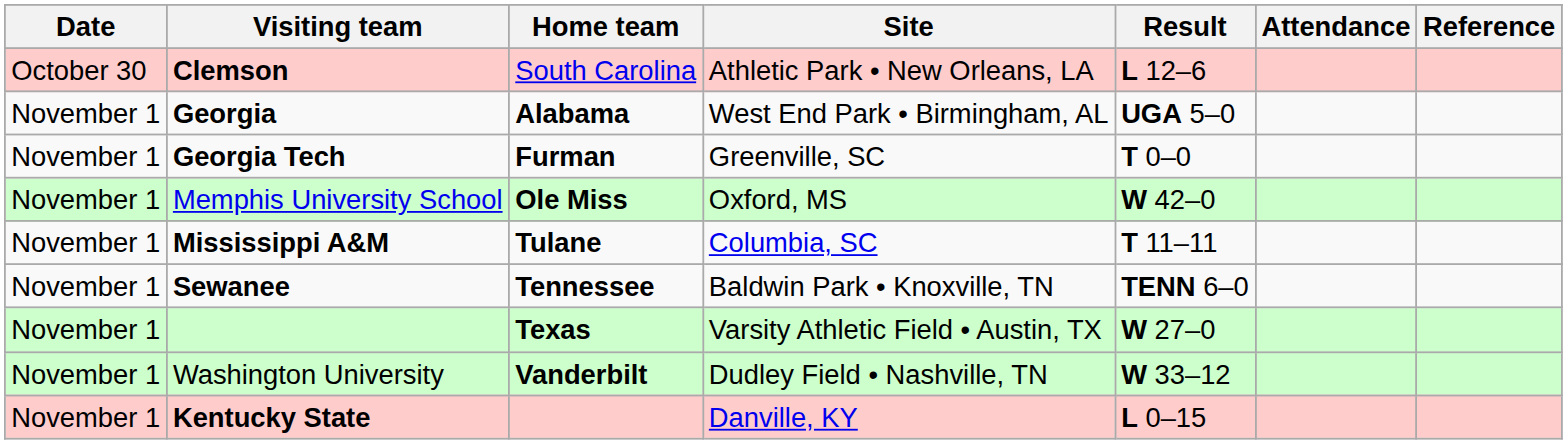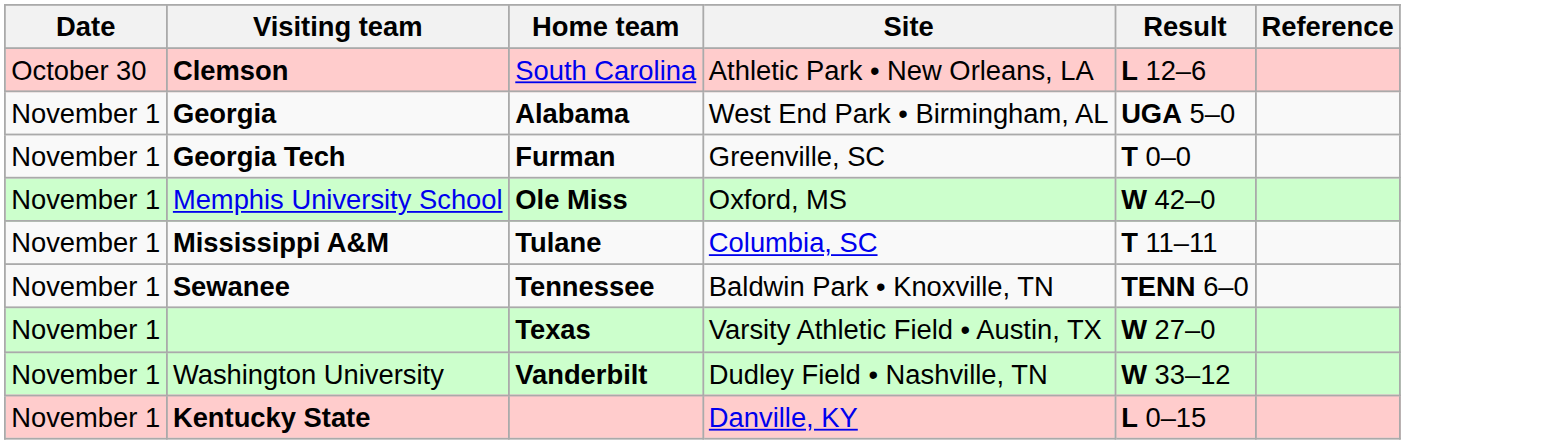- column: (1336, 27)
